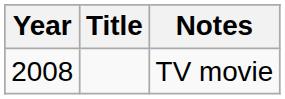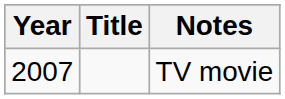(42, 70) 2008 -> (42, 70) 2007
